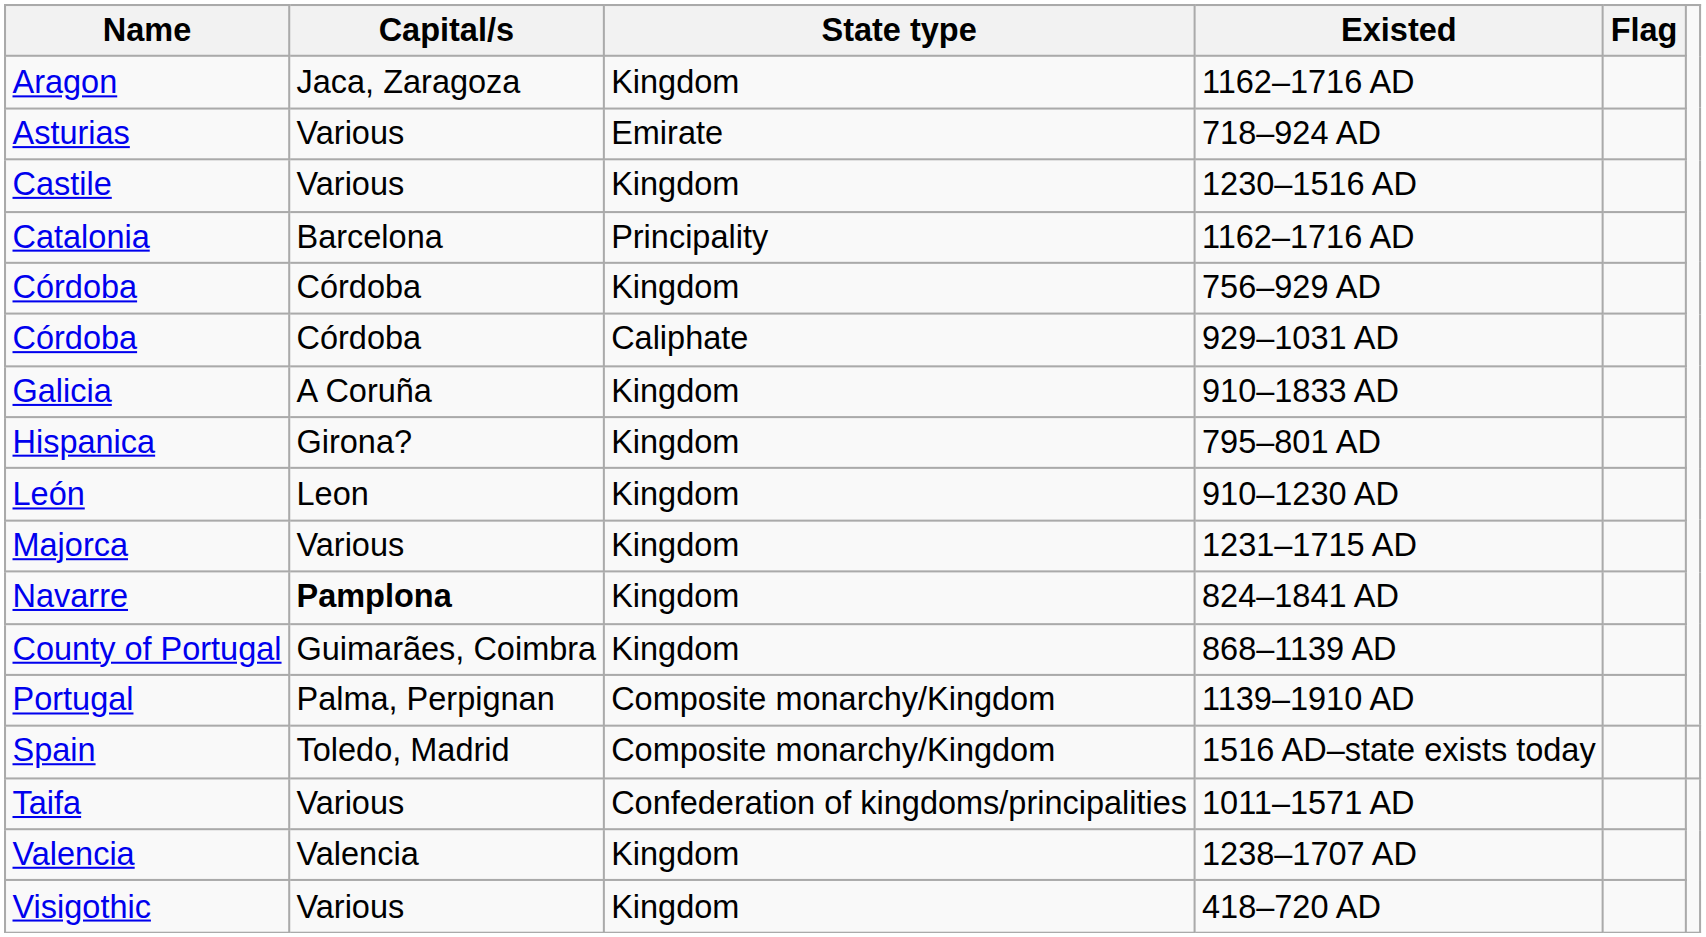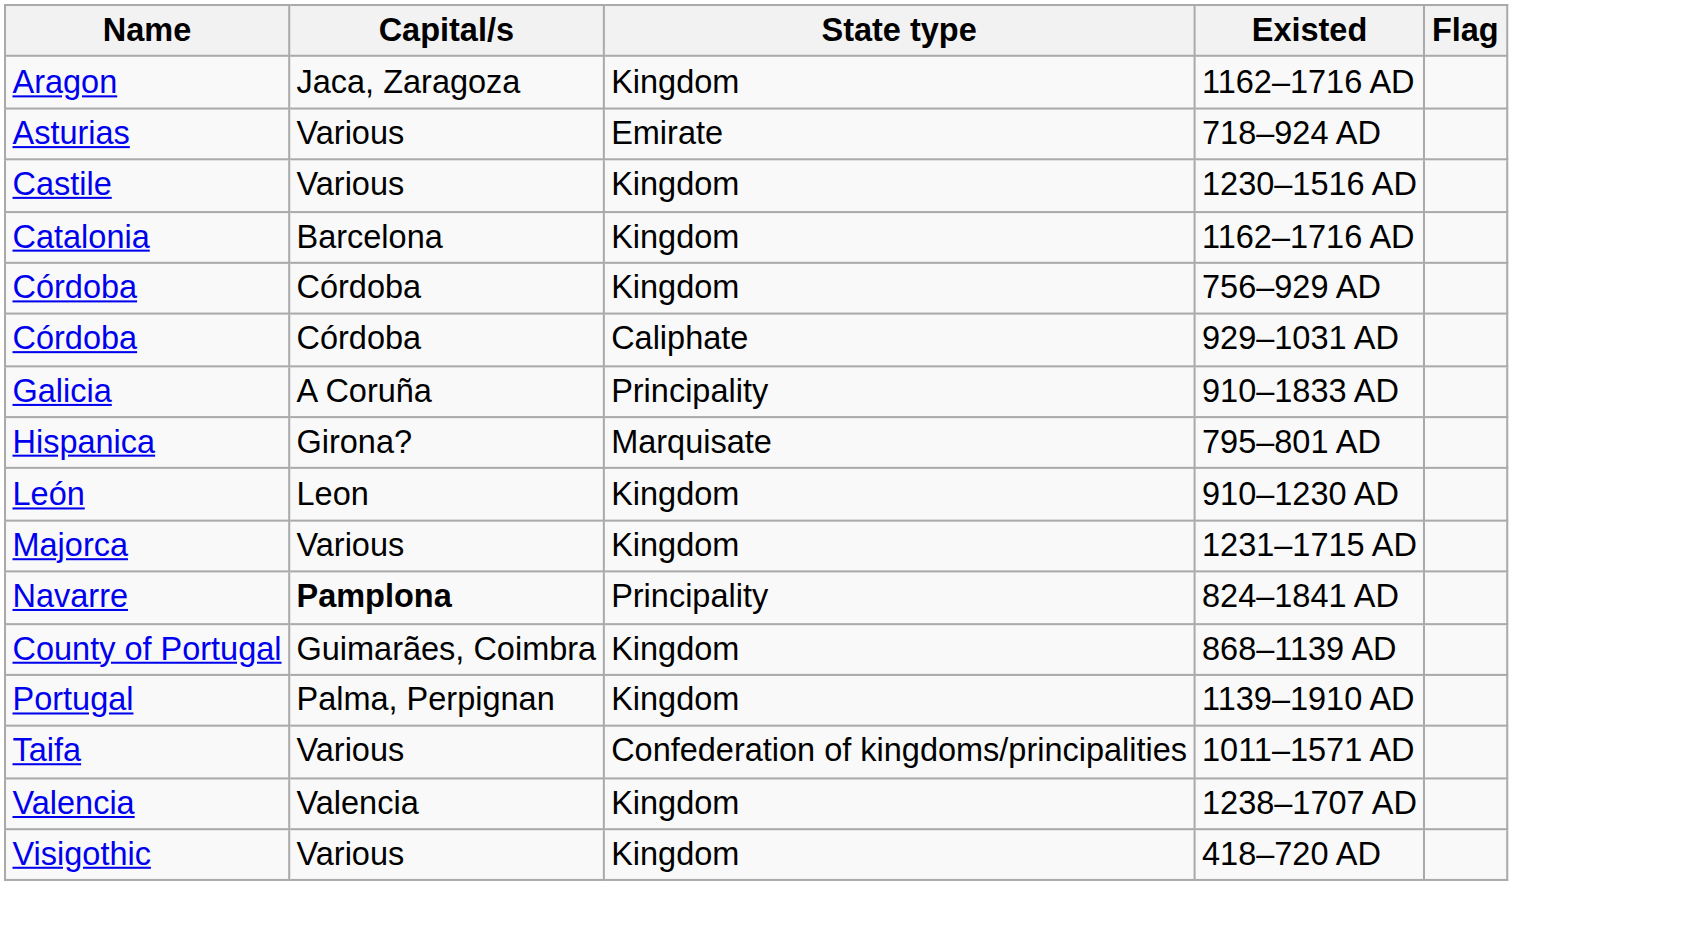(690, 236) Principality -> (675, 236) Kingdom
(675, 390) Kingdom -> (690, 390) Principality
(675, 442) Kingdom -> (691, 442) Marquisate
(675, 596) Kingdom -> (690, 596) Principality
(833, 699) Composite monarchy/Kingdom -> (675, 699) Kingdom
- row: (54, 751)
